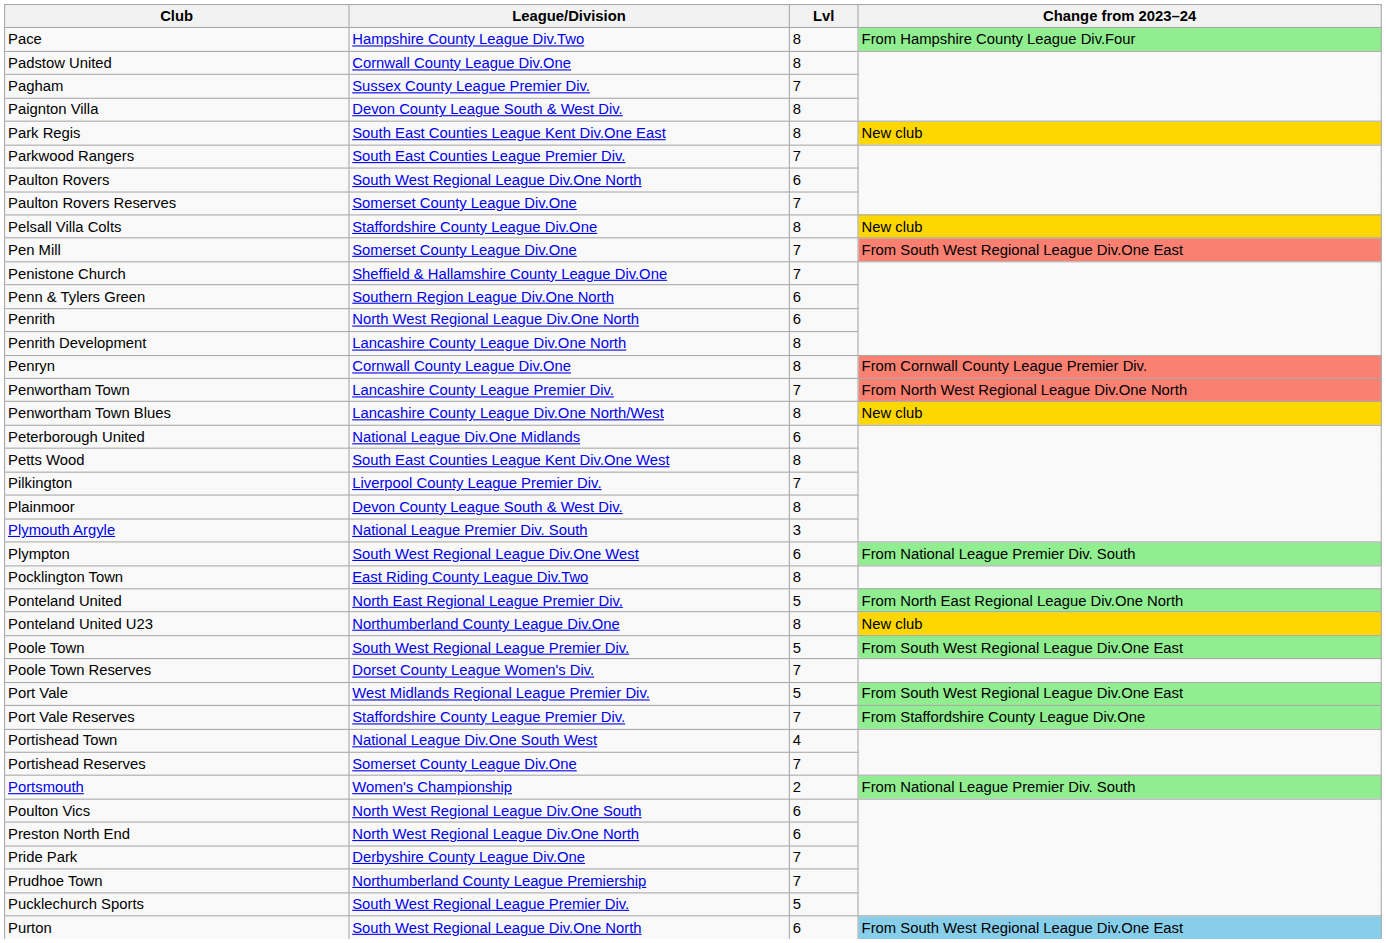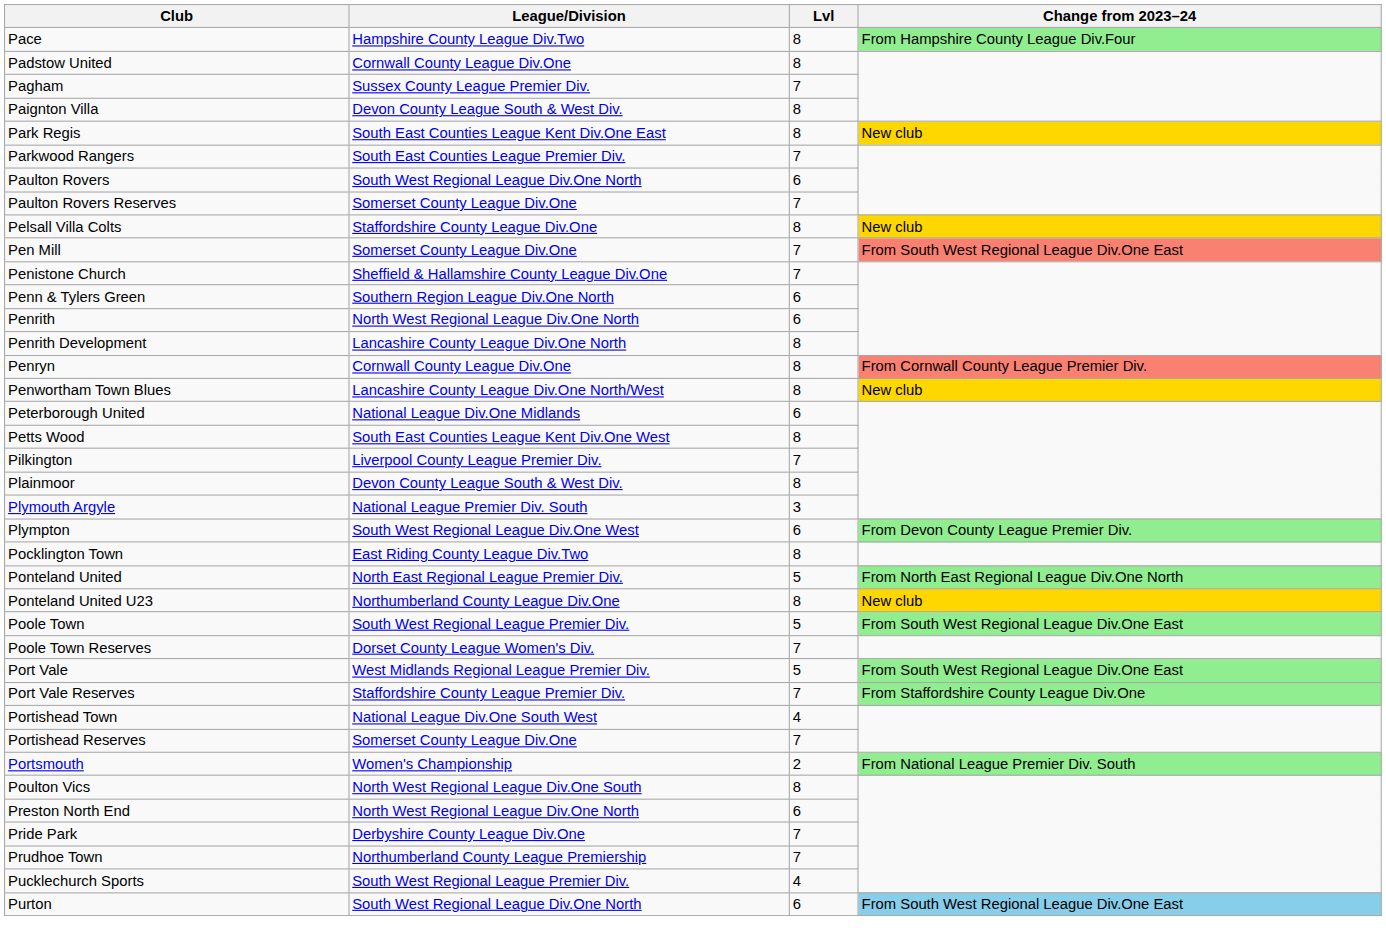- row: (69, 390)
(999, 553) From National League Premier Div. South -> (997, 530) From Devon County League Premier Div.
(797, 810) 6 -> (797, 787) 8
(797, 904) 5 -> (797, 880) 4
